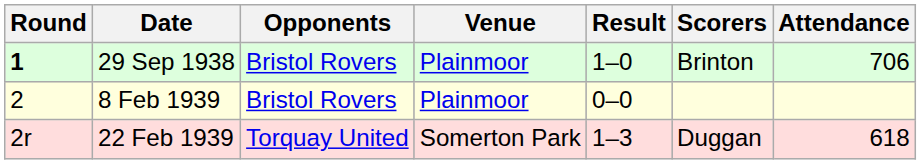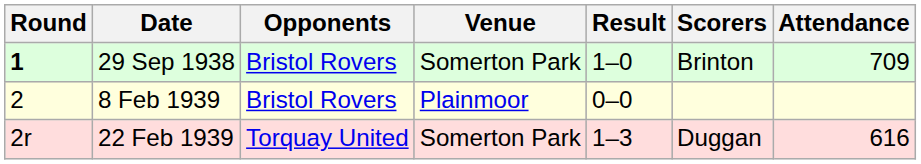(474, 61) Plainmoor -> (500, 61) Somerton Park
(890, 61) 706 -> (890, 61) 709
(890, 138) 618 -> (890, 138) 616
